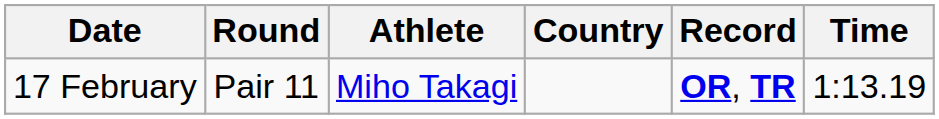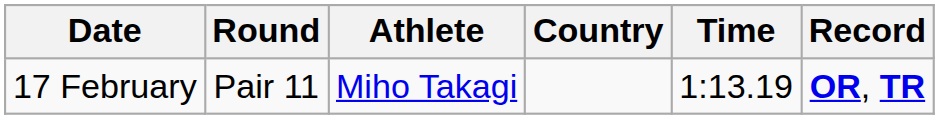columns swapped: (869, 31) <-> (738, 31)
